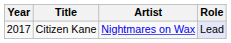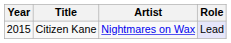(19, 30) 2017 -> (19, 30) 2015
